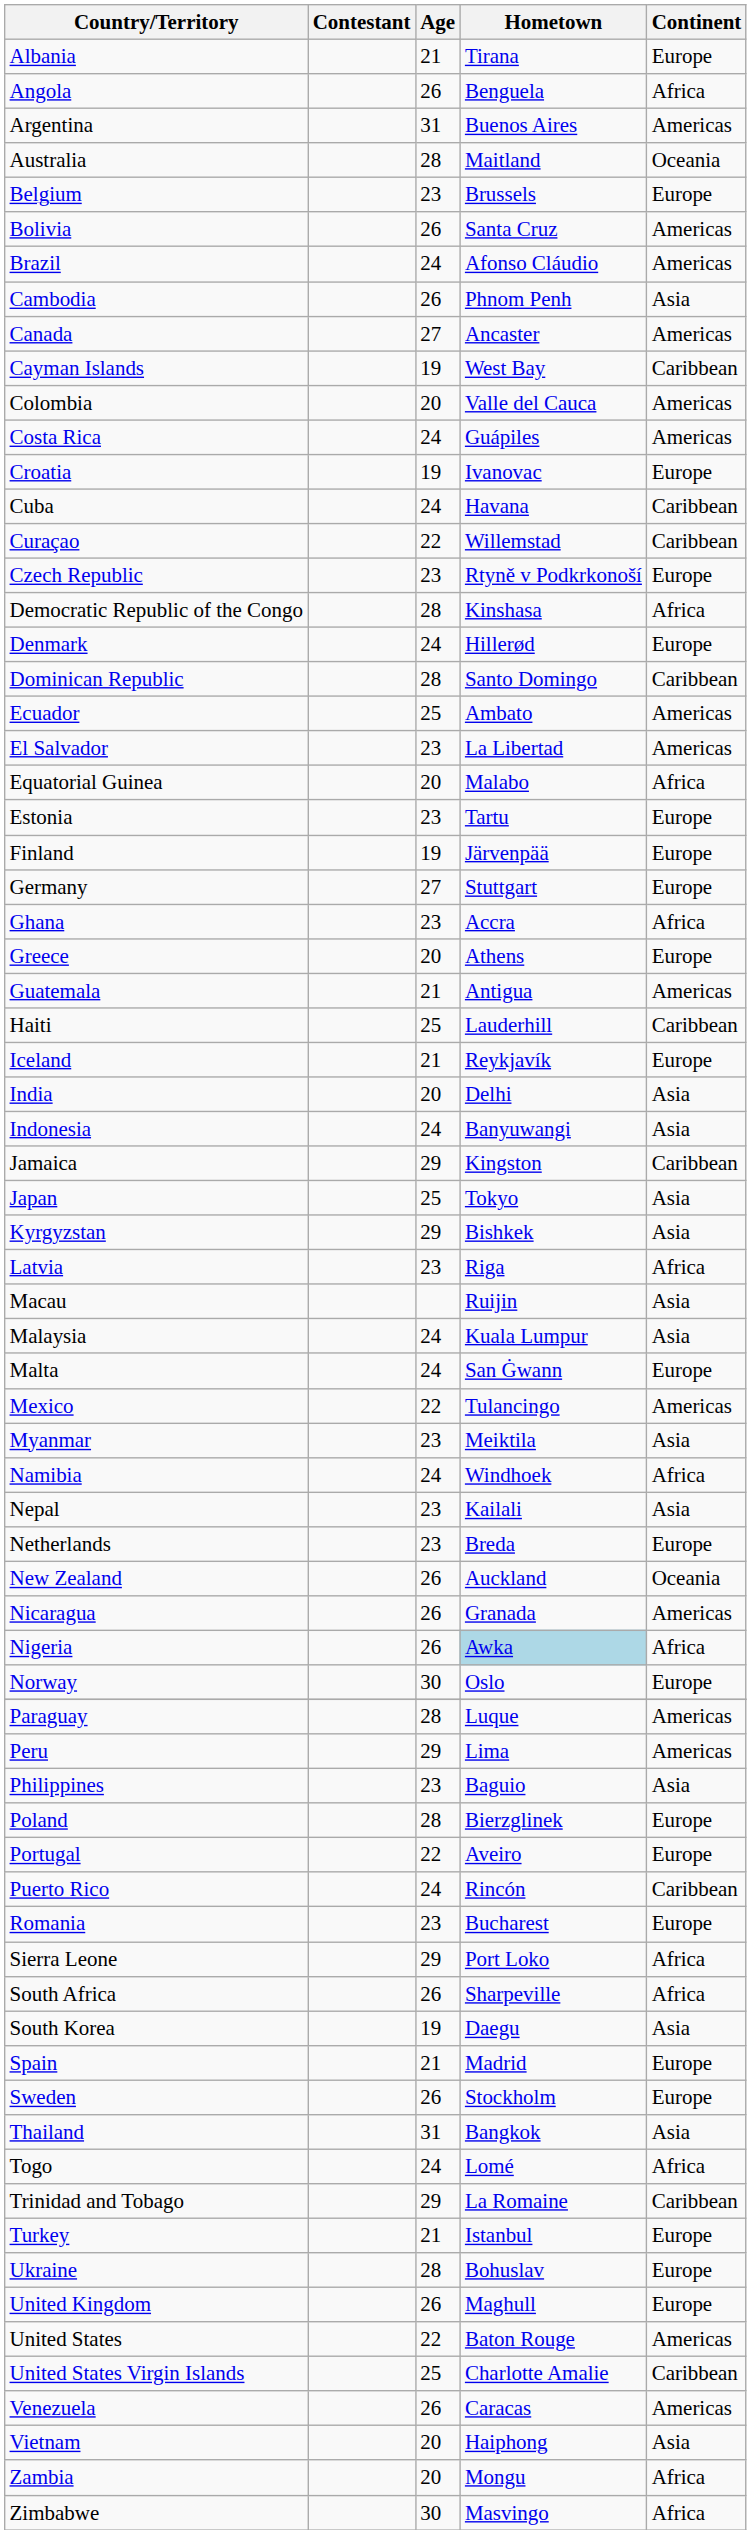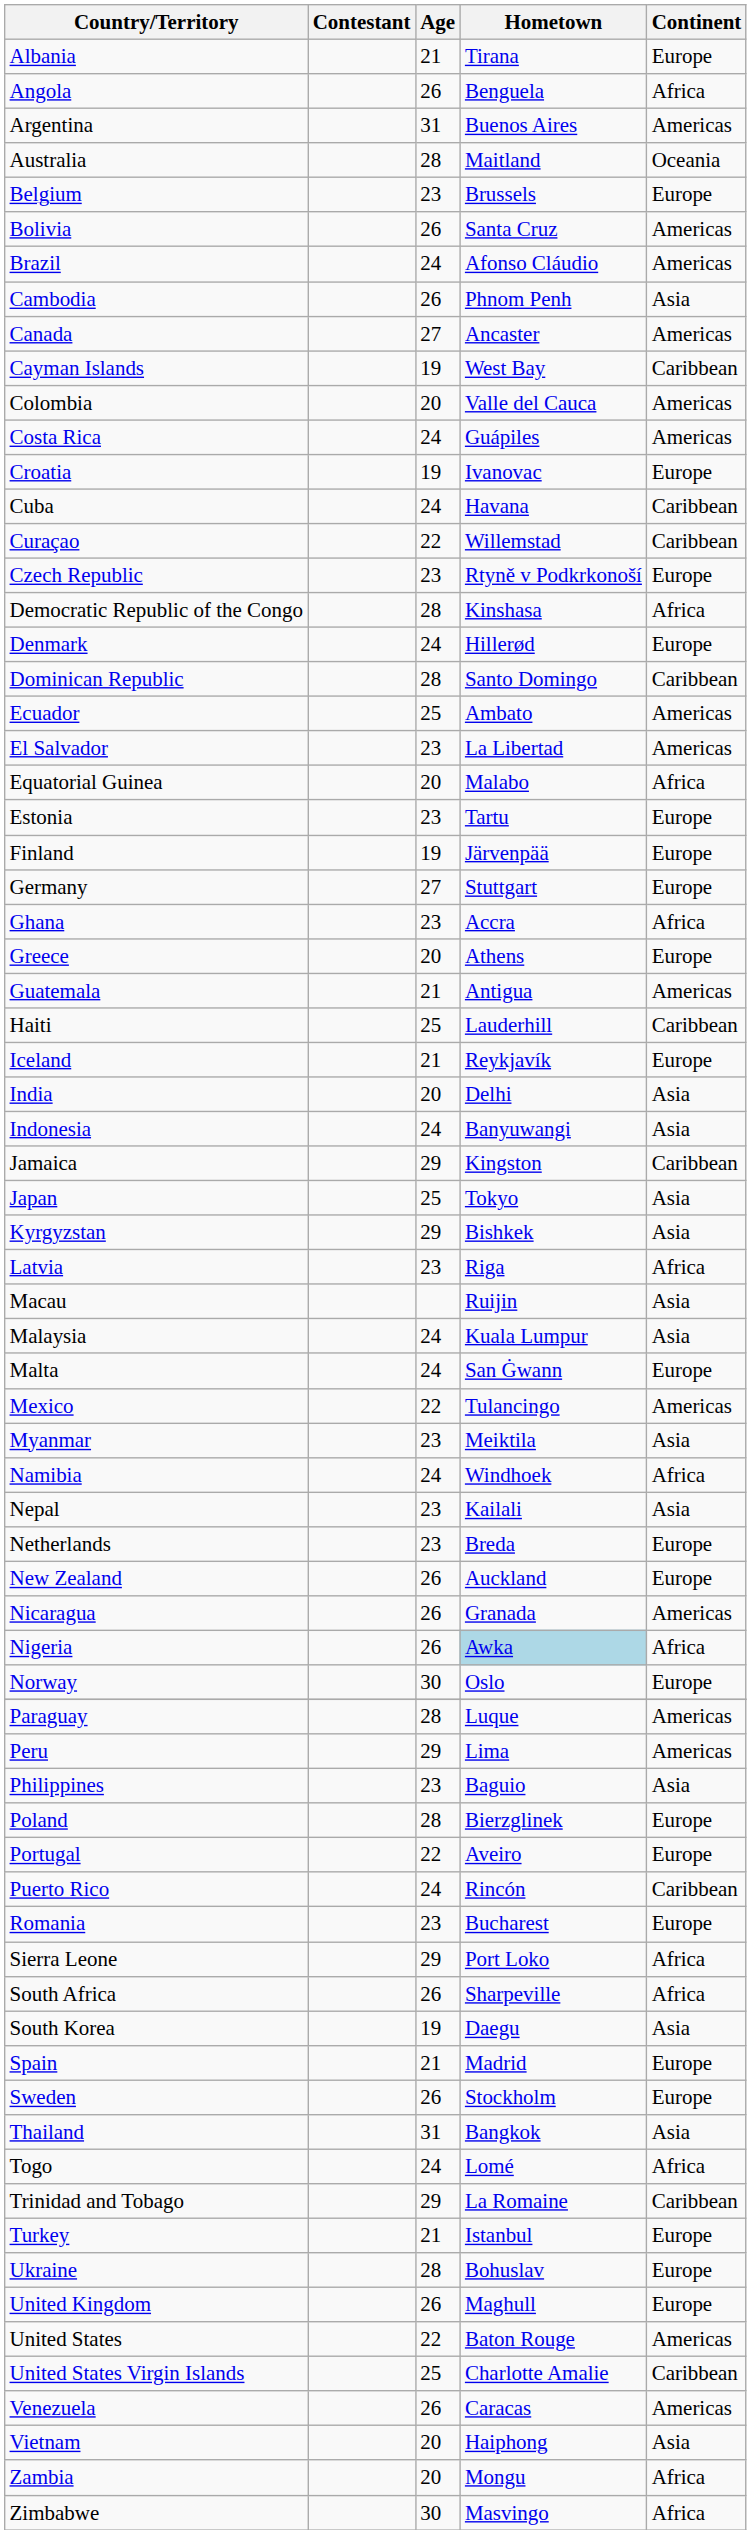(686, 1578) Oceania -> (682, 1578) Europe
